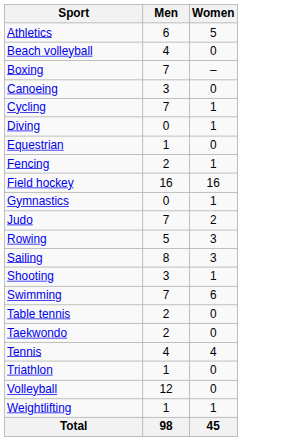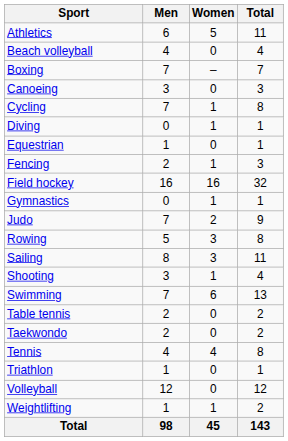+ column: (260, 13)
